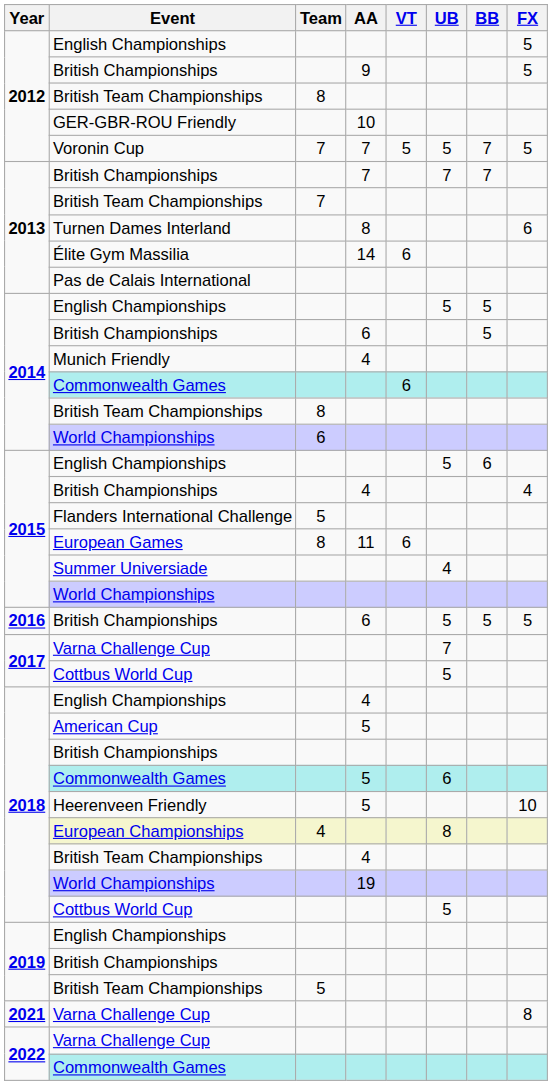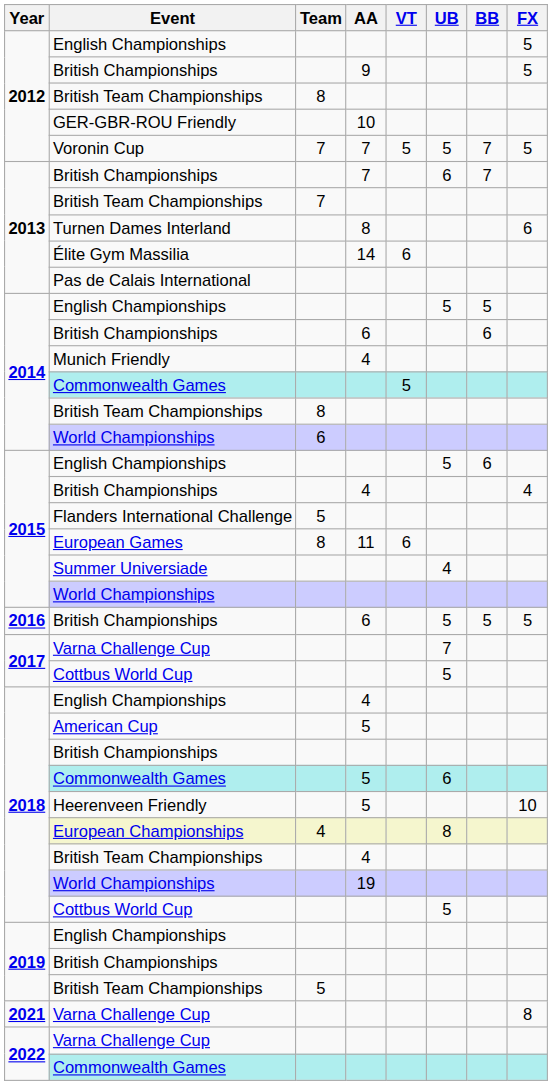(447, 175) 7 -> (447, 175) 6
(487, 333) 5 -> (487, 333) 6
(406, 385) 6 -> (406, 385) 5
